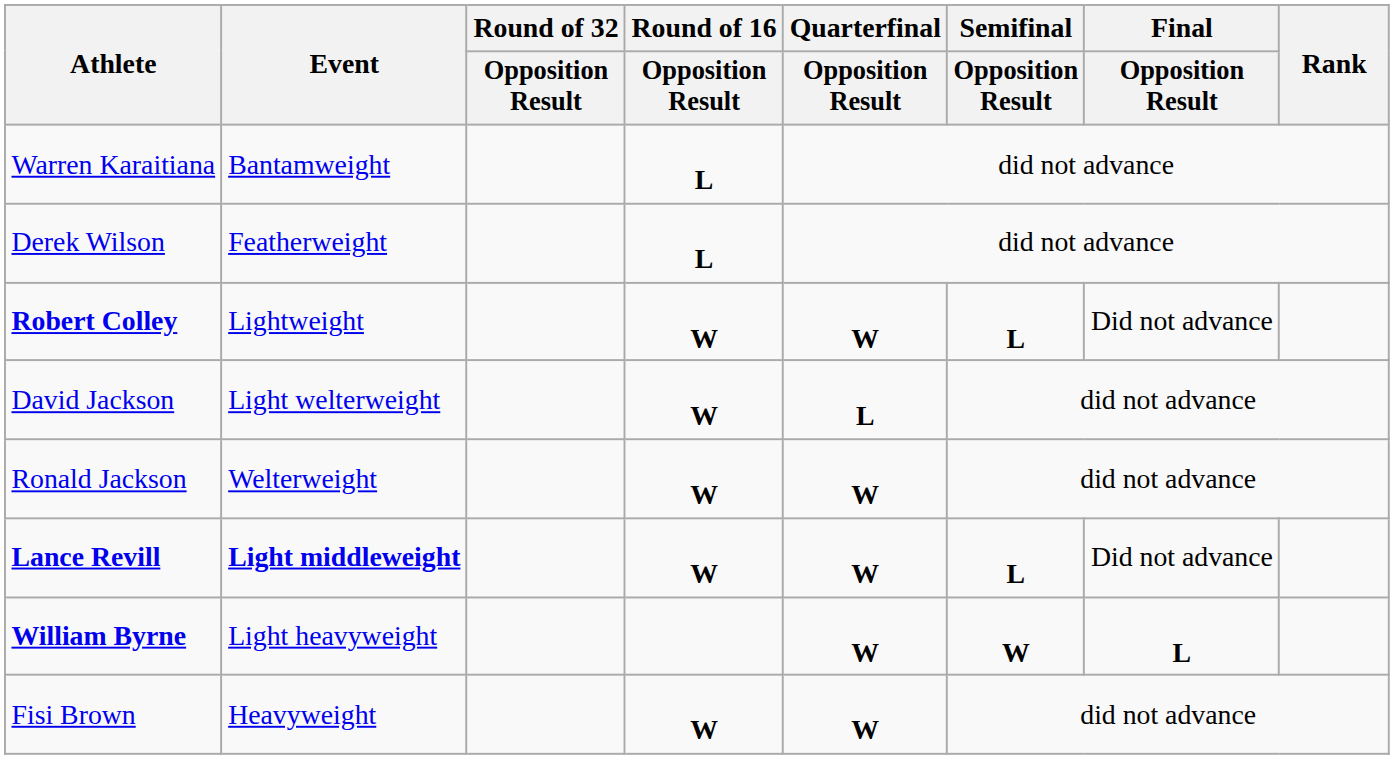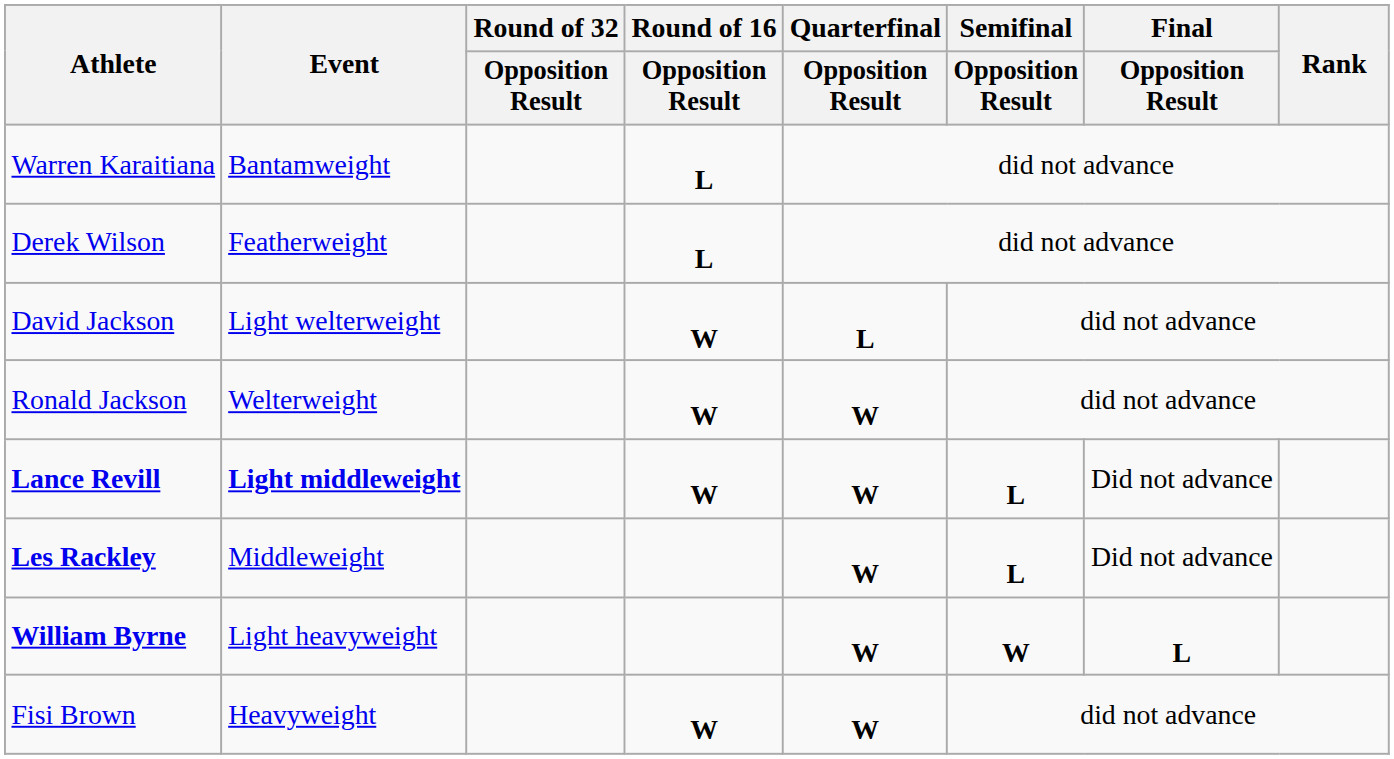- row: (94, 321)
+ row: (84, 557)
